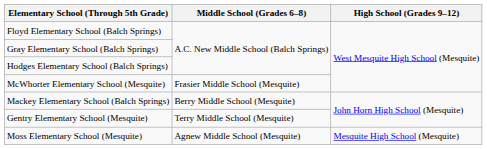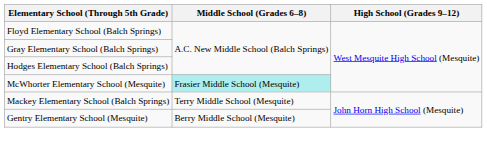(237, 83) no background -> (237, 83) paleturquoise background
(235, 101) Berry Middle School (Mesquite) -> (234, 101) Terry Middle School (Mesquite)
(234, 118) Terry Middle School (Mesquite) -> (235, 118) Berry Middle School (Mesquite)
- row: (74, 136)
